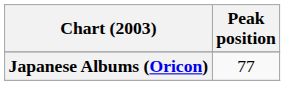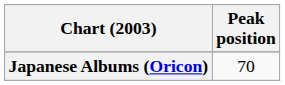(246, 66) 77 -> (246, 66) 70
